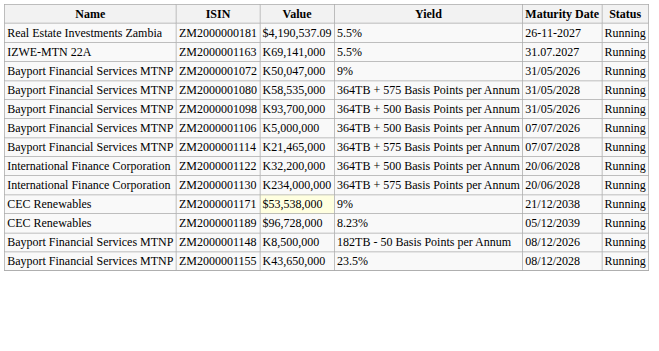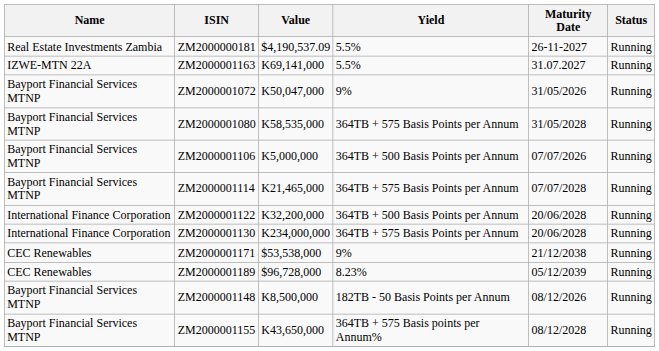- row: (218, 109)
(293, 204) lightyellow background -> (291, 252) no background
(353, 261) 23.5% -> (408, 330) 364TB + 575 Basis points per Annum%
